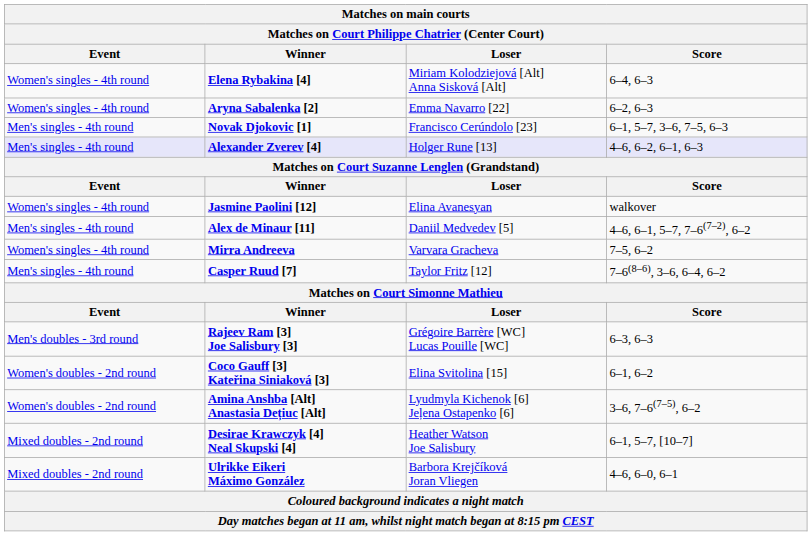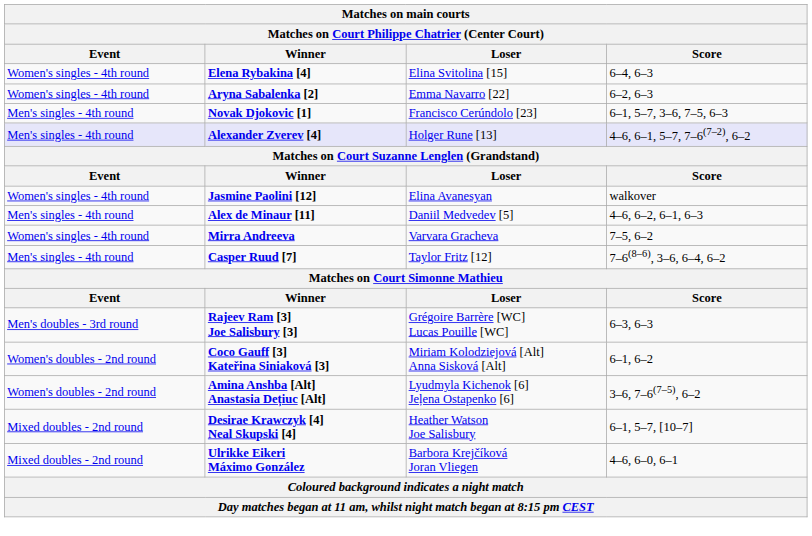(476, 80) Miriam Kolodziejová [Alt] Anna Sisková [Alt] -> (458, 73) Elina Svitolina [15]
(656, 147) 4–6, 6–2, 6–1, 6–3 -> (680, 134) 4–6, 6–1, 5–7, 7–6(7–2), 6–2
(680, 228) 4–6, 6–1, 5–7, 7–6(7–2), 6–2 -> (656, 215) 4–6, 6–2, 6–1, 6–3
(458, 372) Elina Svitolina [15] -> (476, 358) Miriam Kolodziejová [Alt] Anna Sisková [Alt]
